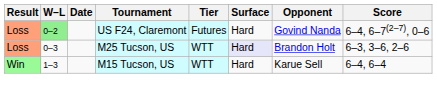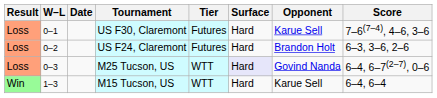+ row: (142, 30)
(51, 31) lightgreen background -> (51, 49) no background
(307, 30) Govind Nanda -> (305, 48) Brandon Holt
(387, 30) 6–4, 6–7(2–7), 0–6 -> (377, 48) 6–3, 3–6, 2–6
(305, 48) Brandon Holt -> (307, 66) Govind Nanda
(377, 48) 6–3, 3–6, 2–6 -> (387, 66) 6–4, 6–7(2–7), 0–6
